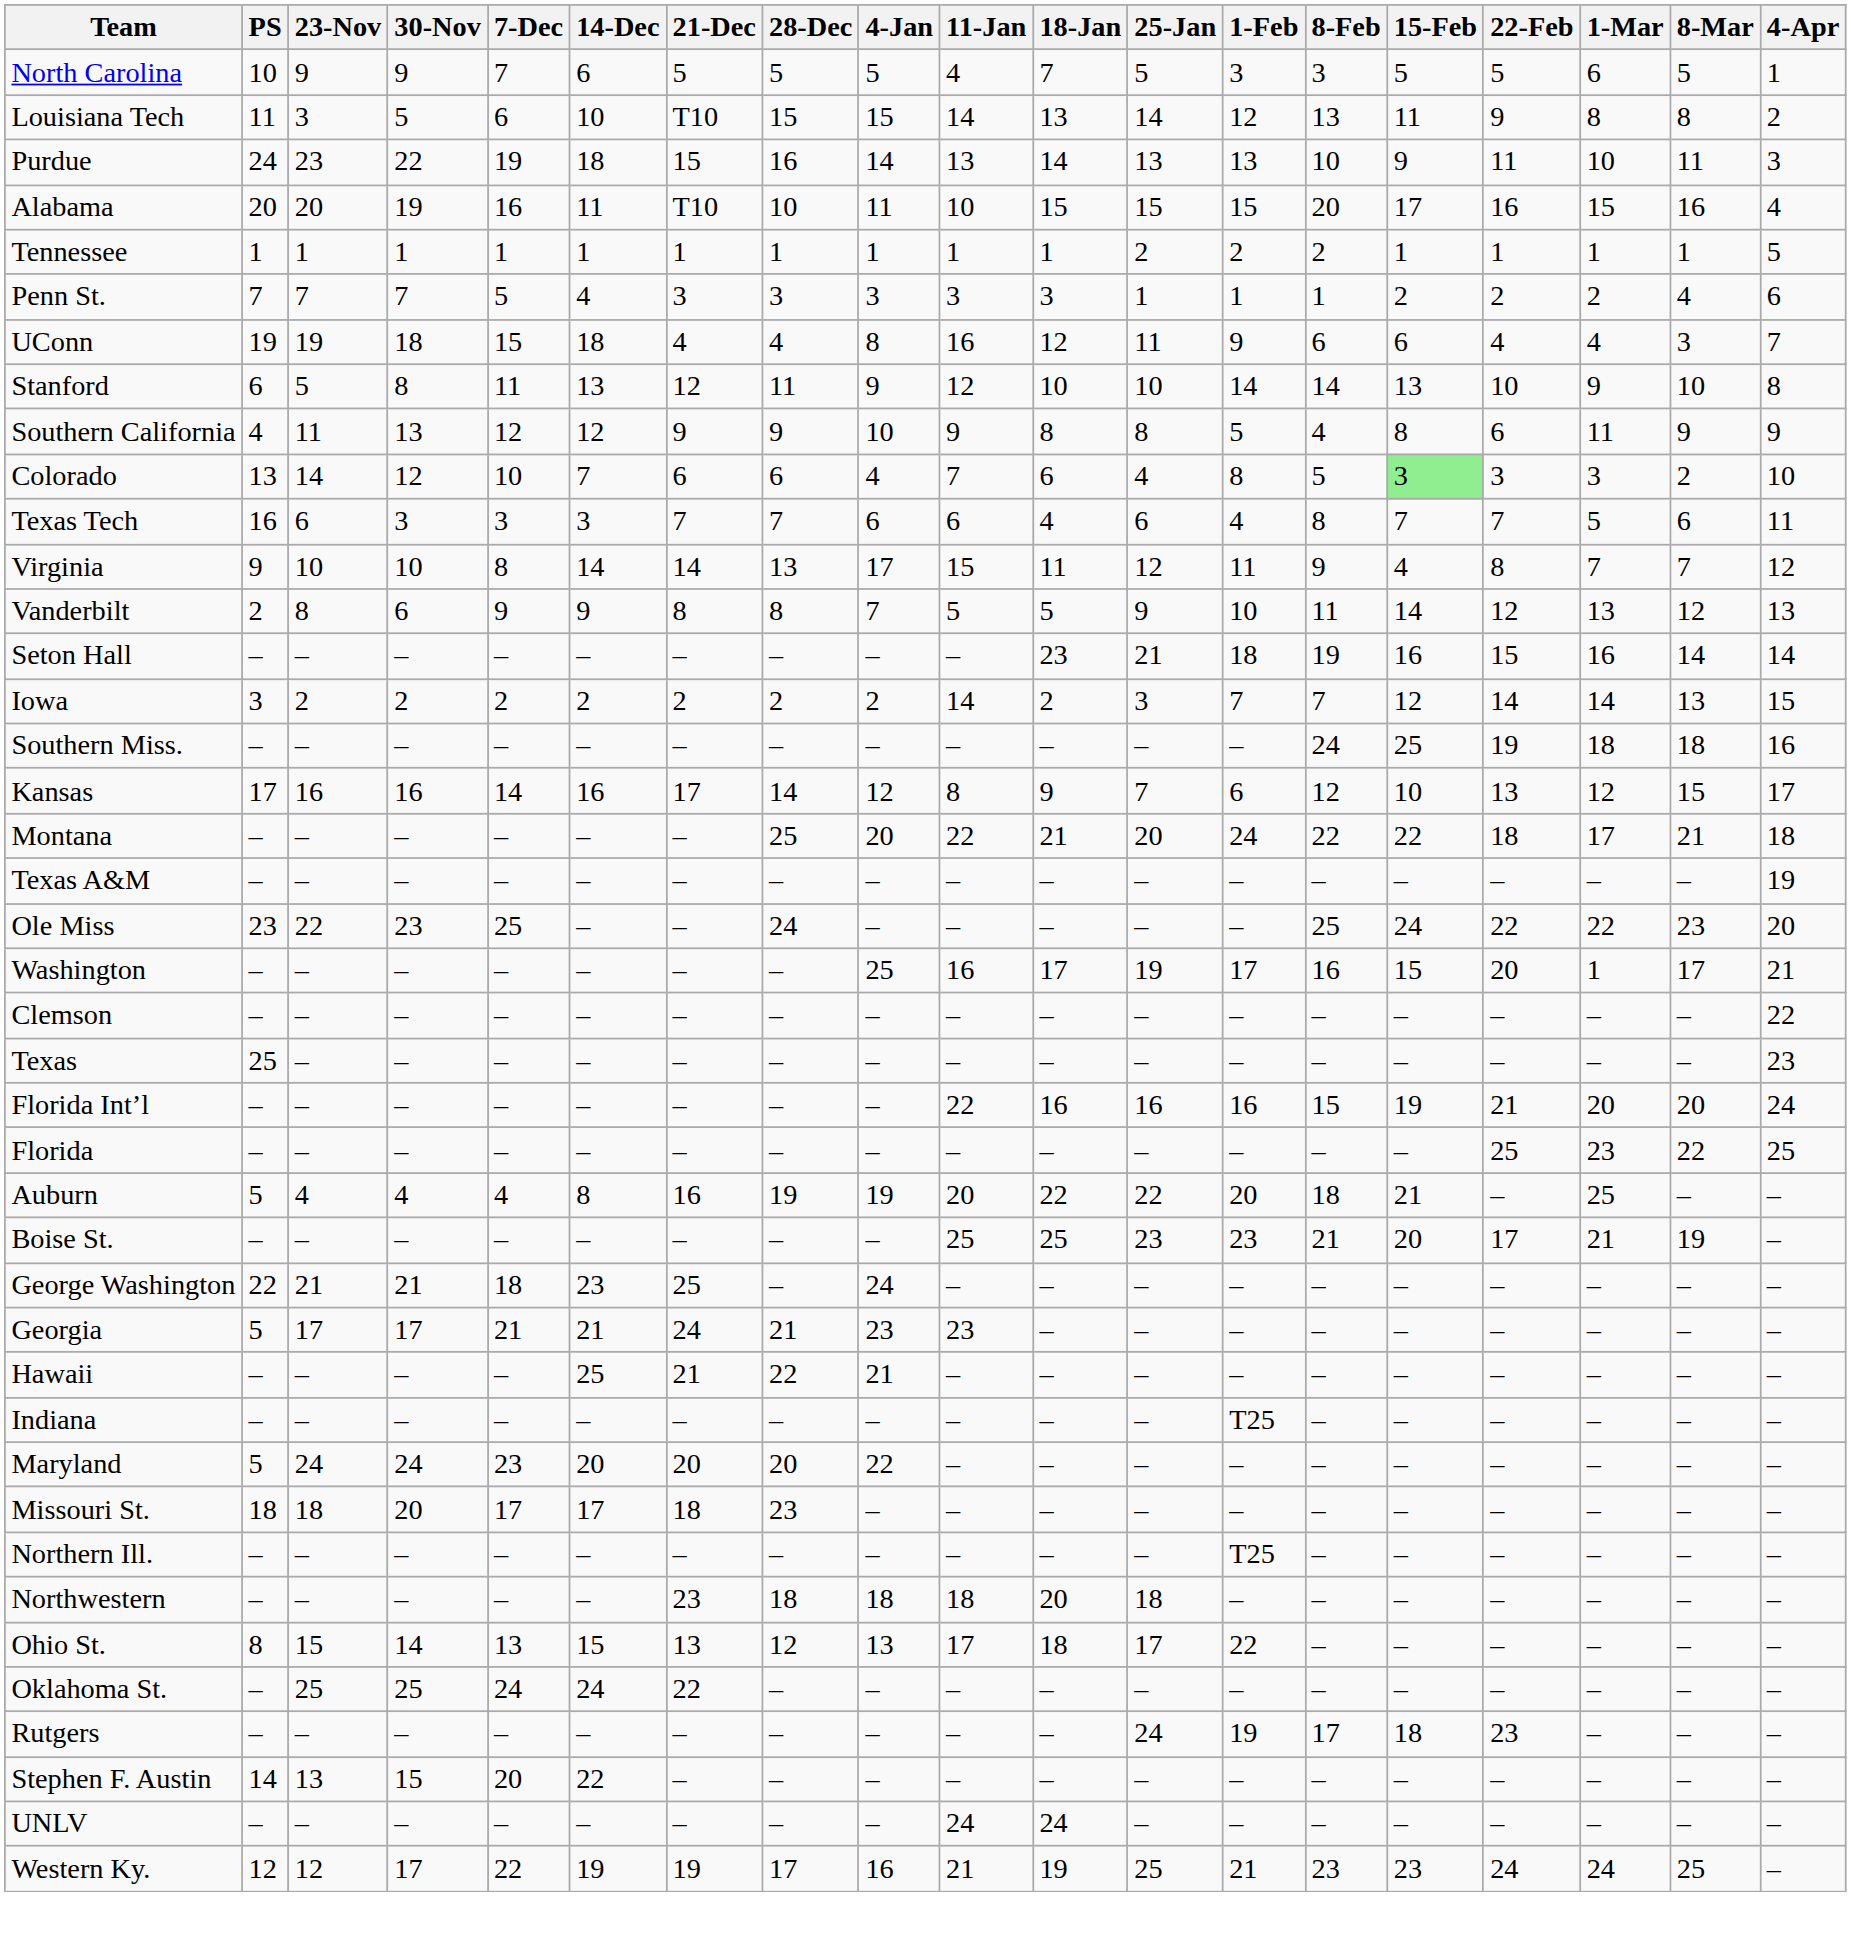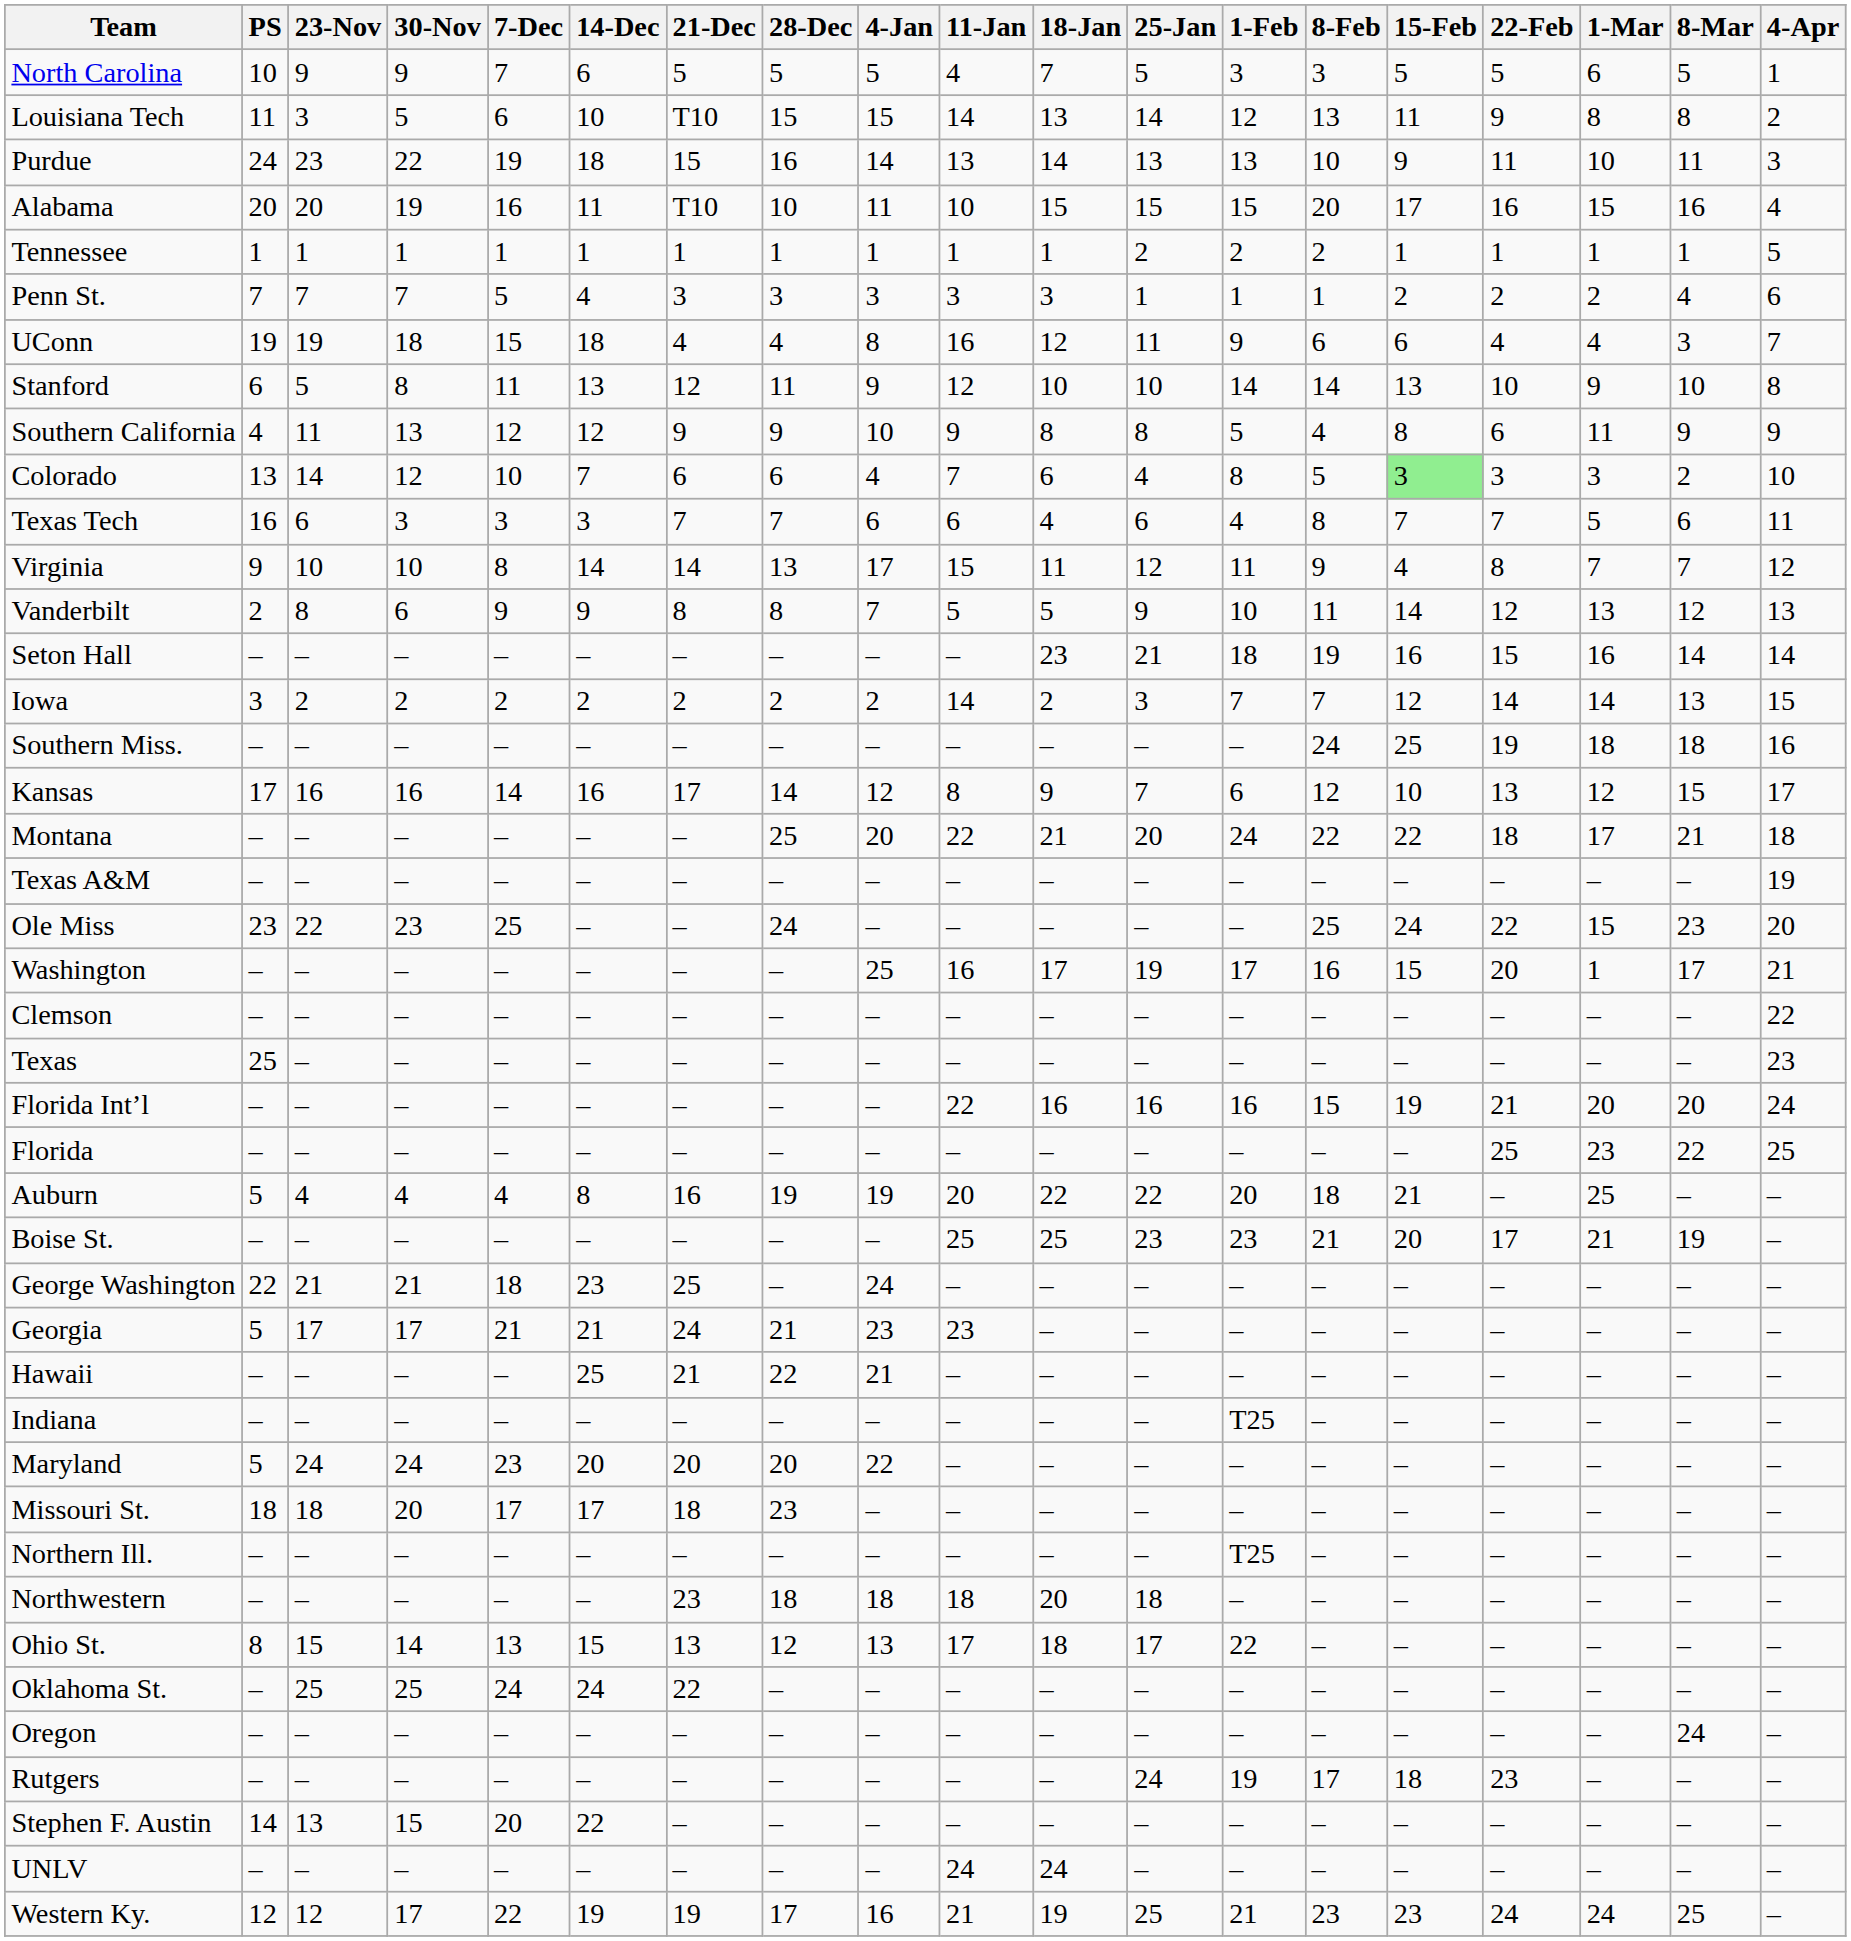(1601, 925) 22 -> (1601, 925) 15
+ row: (54, 1733)
